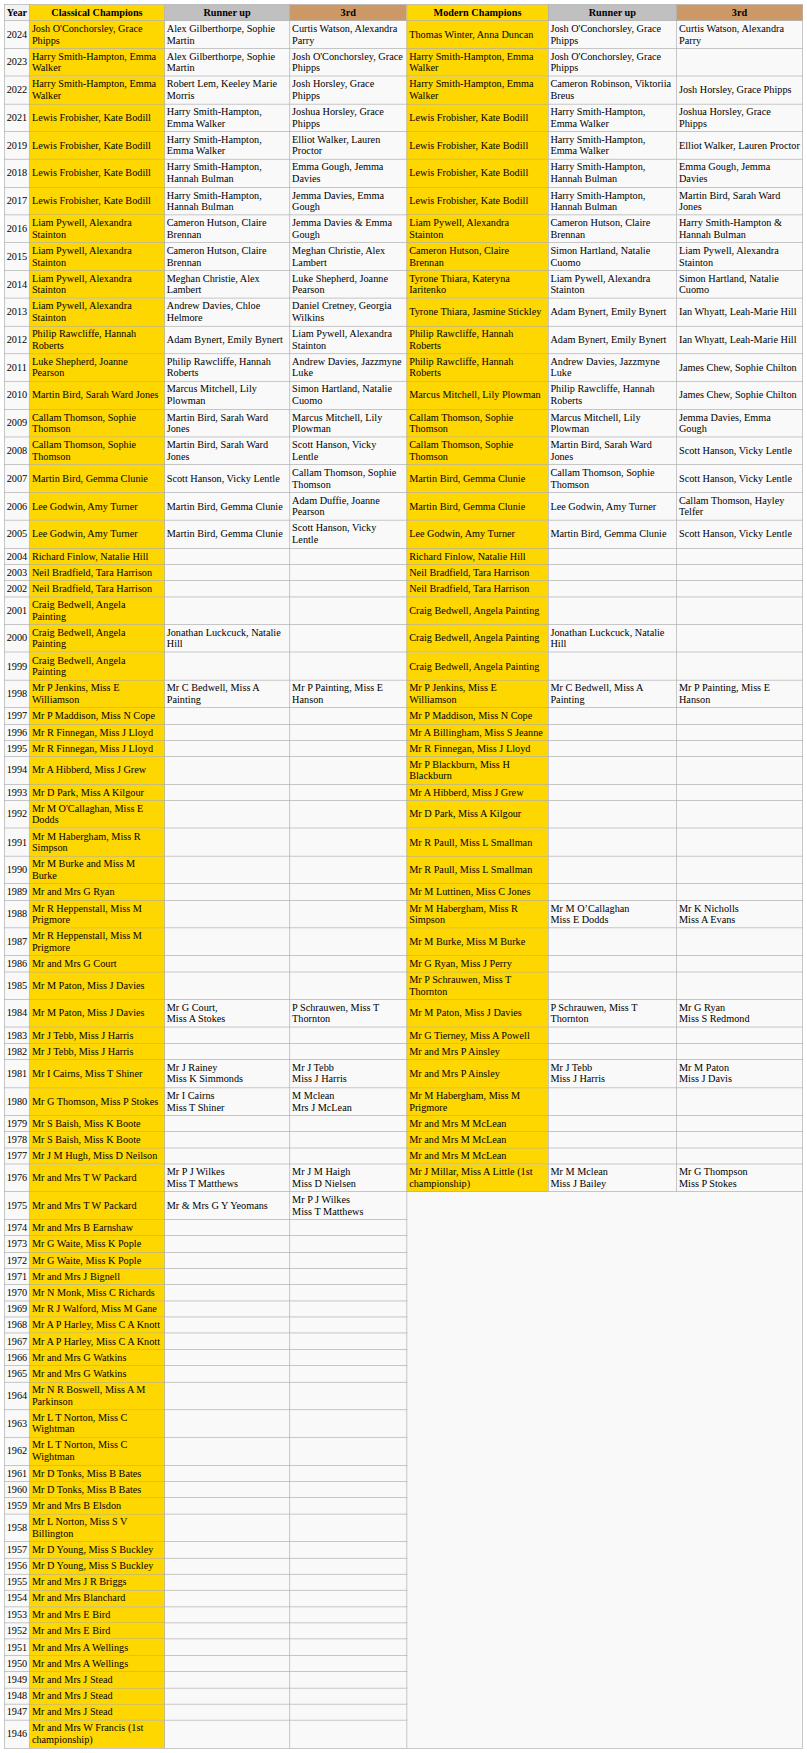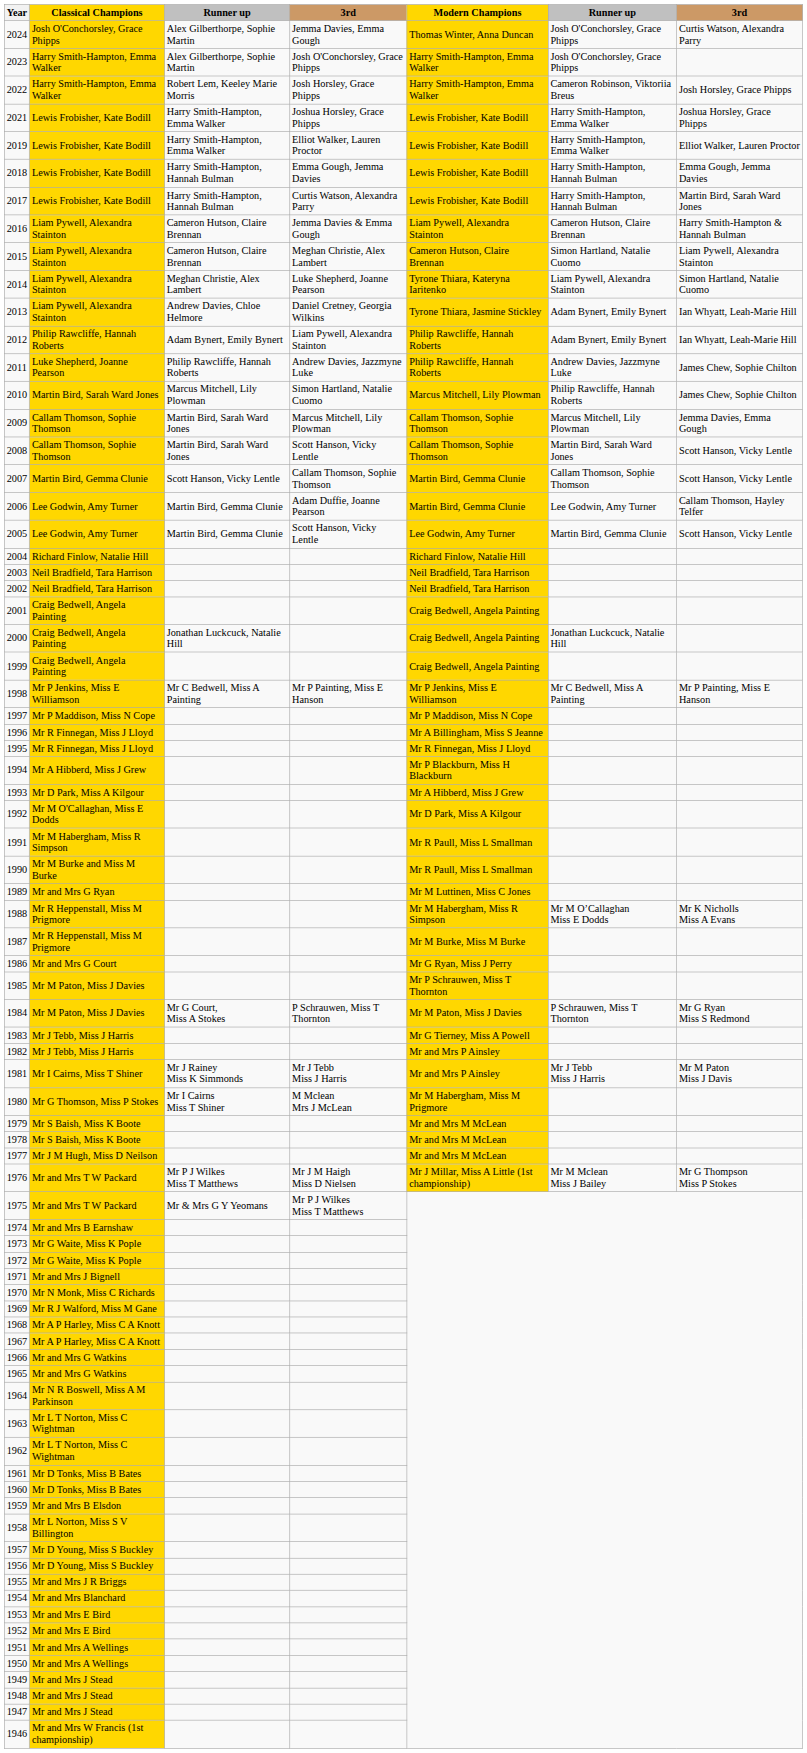(345, 34) Curtis Watson, Alexandra Parry -> (338, 34) Jemma Davies, Emma Gough
(338, 201) Jemma Davies, Emma Gough -> (345, 201) Curtis Watson, Alexandra Parry
